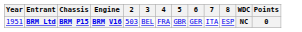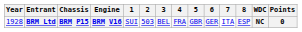+ column: (132, 10)
(14, 22) 1951 -> (14, 22) 1928
